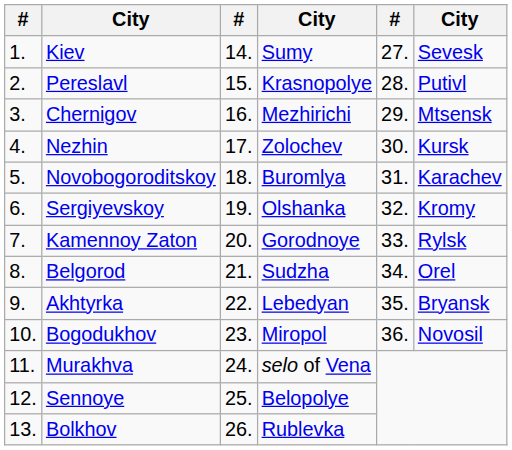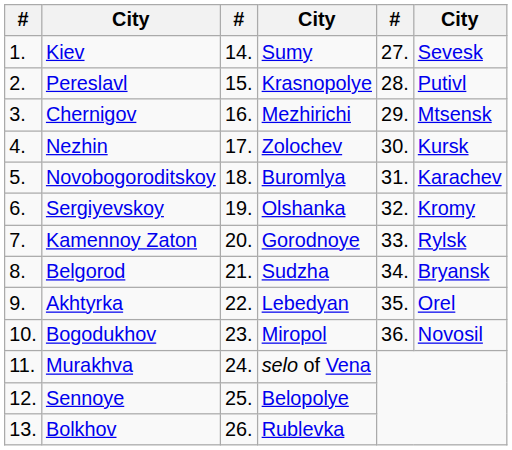(437, 271) Orel -> (454, 271) Bryansk
(454, 303) Bryansk -> (437, 303) Orel
